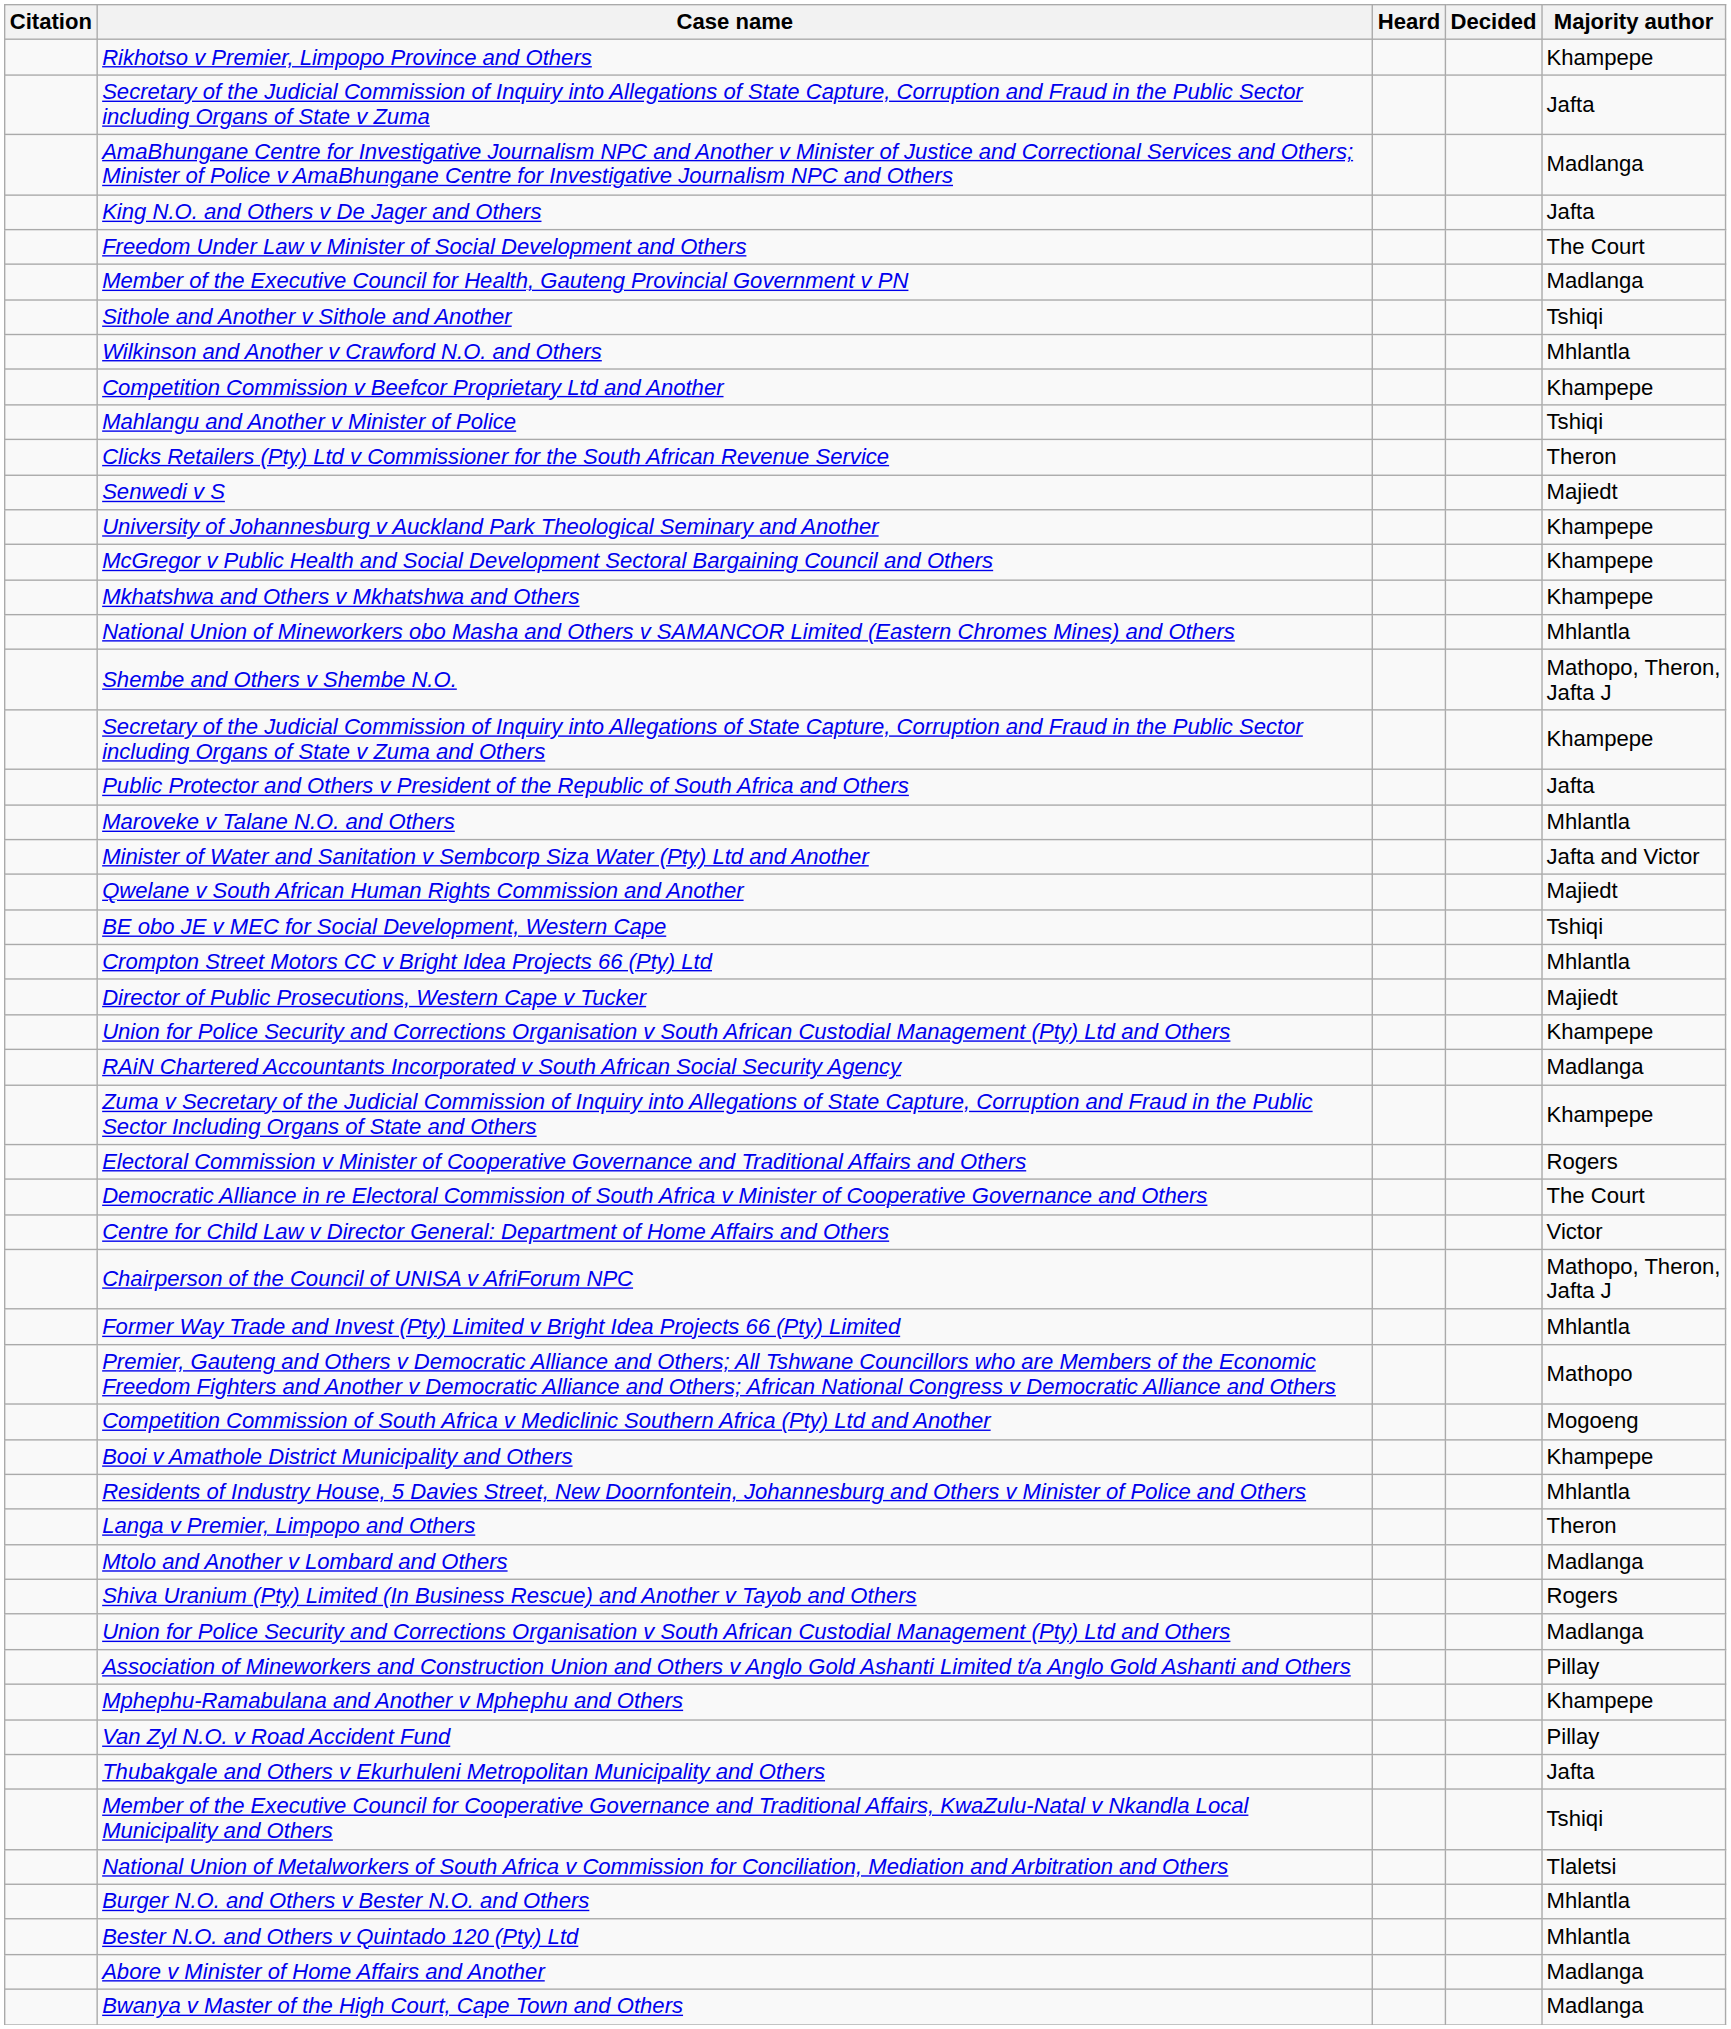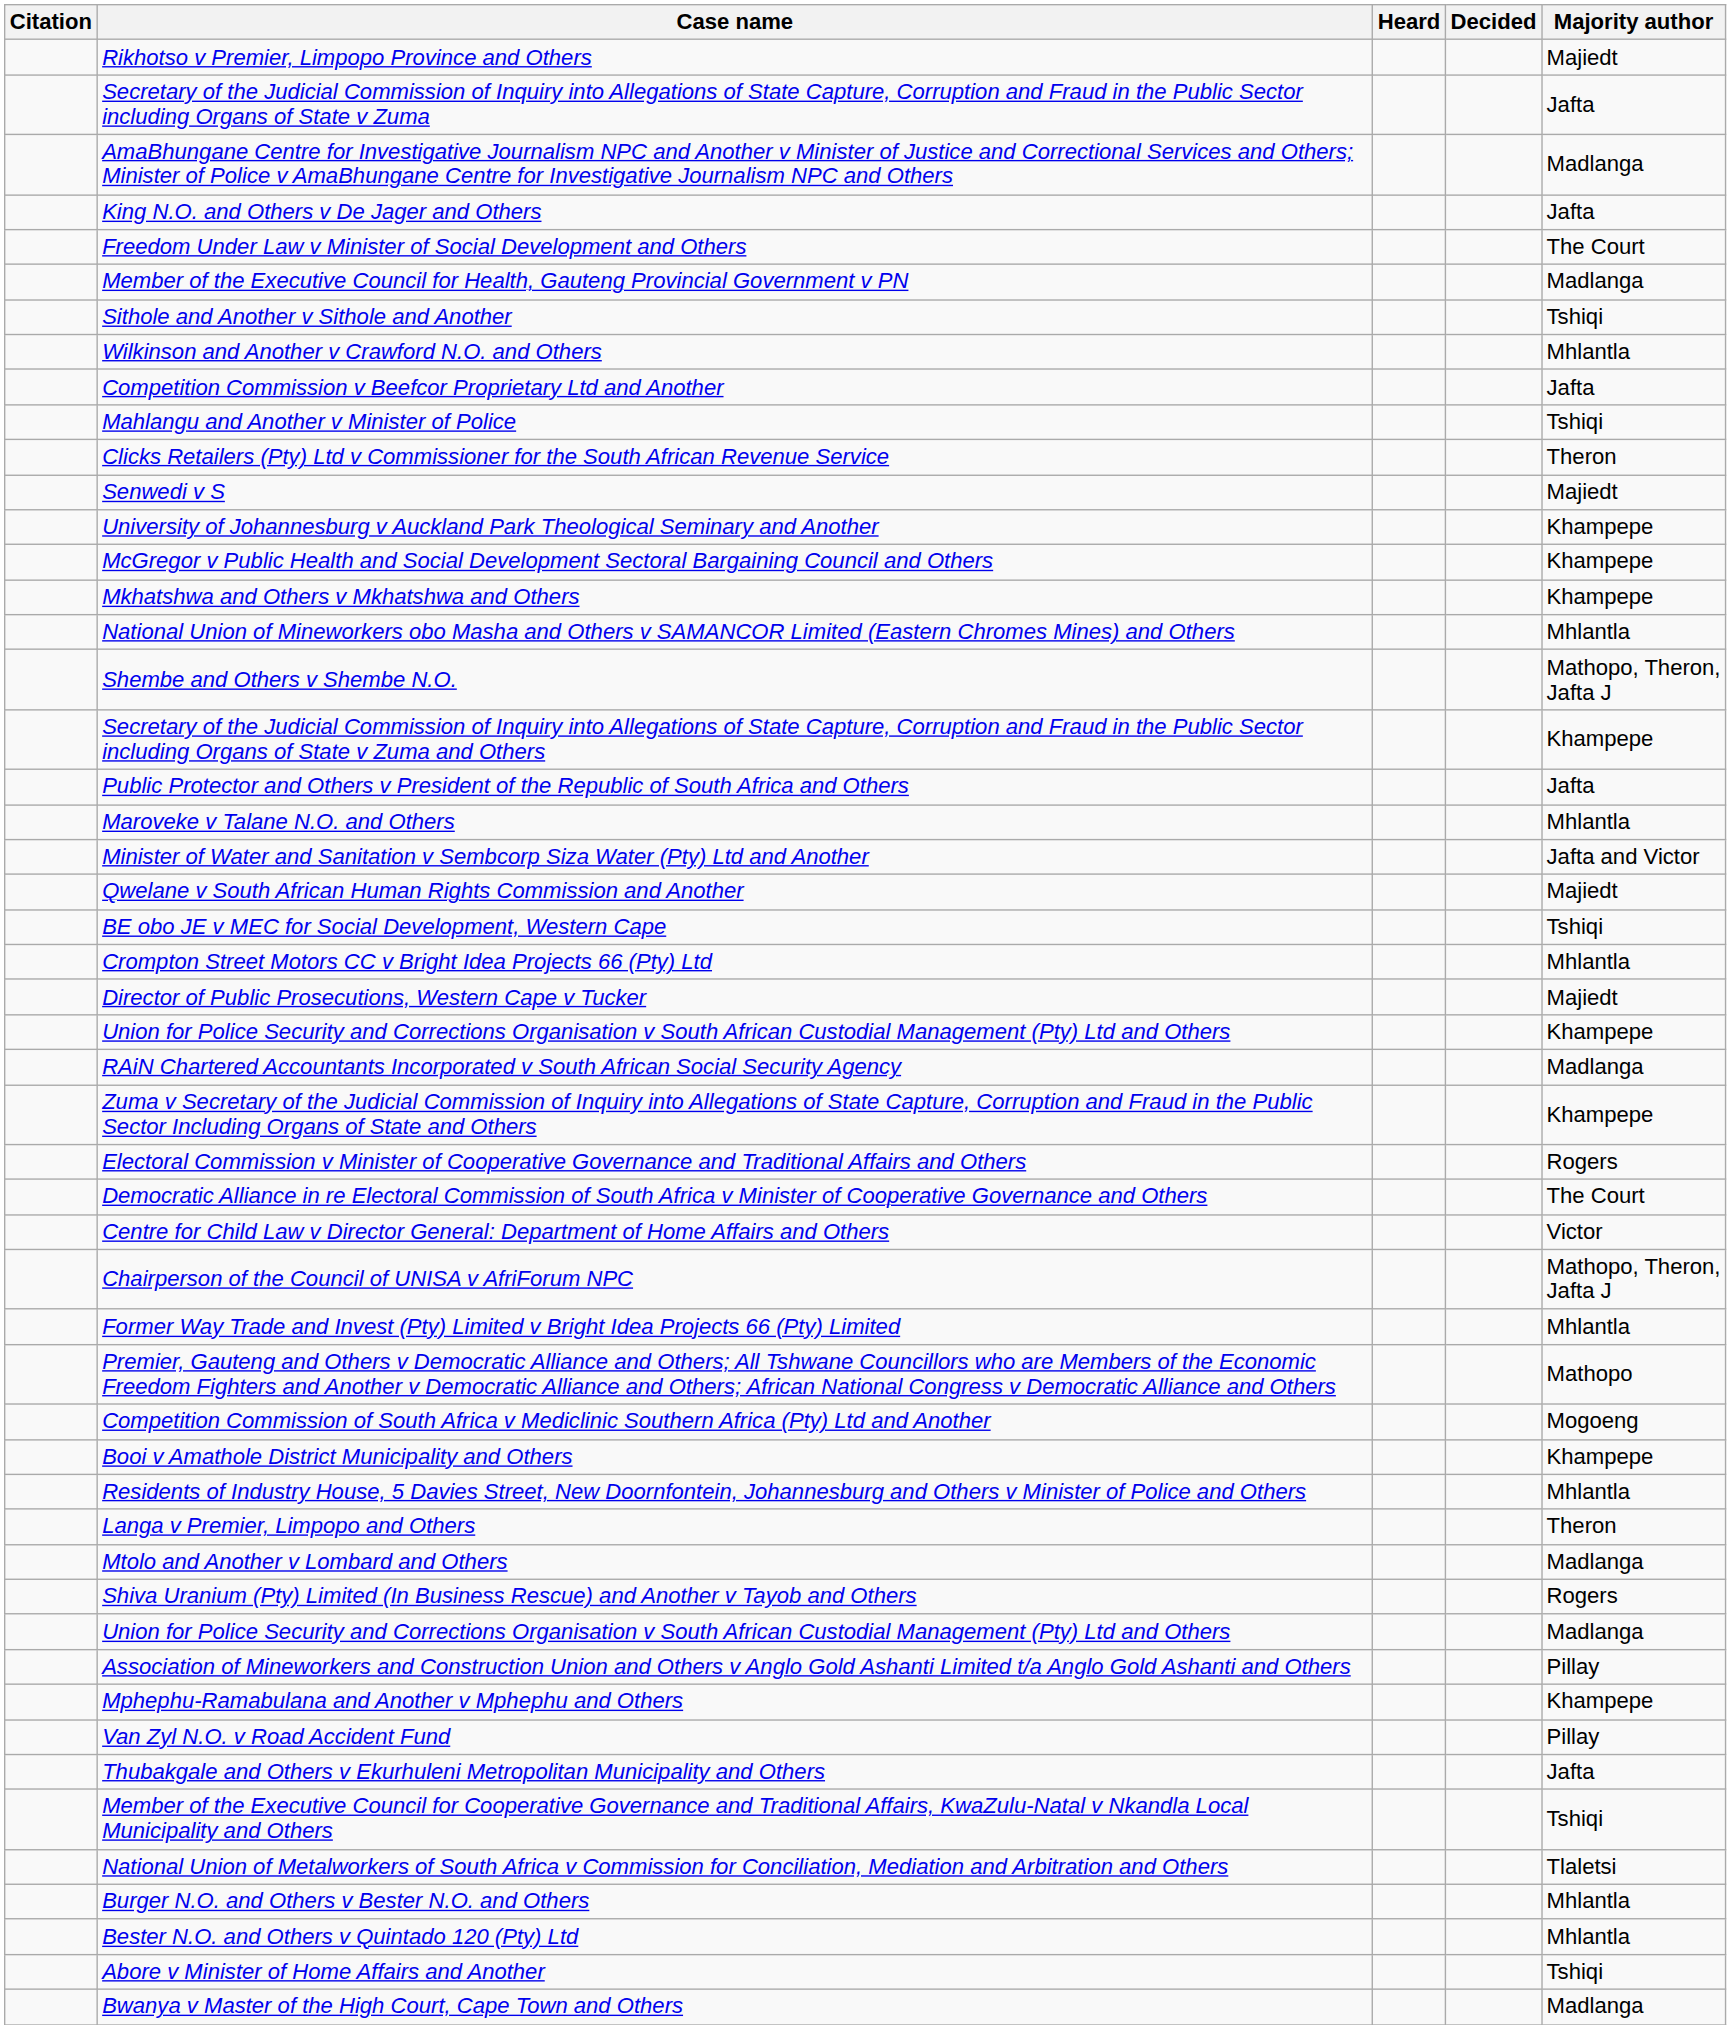(1600, 57) Khampepe -> (1582, 57) Majiedt
(1600, 386) Khampepe -> (1571, 386) Jafta
(1595, 1971) Madlanga -> (1575, 1971) Tshiqi
